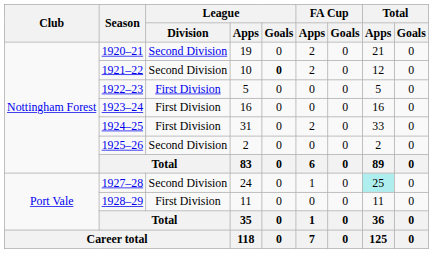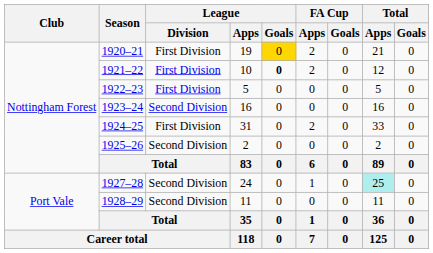(188, 51) Second Division -> (188, 51) First Division
(279, 51) no background -> (279, 51) gold background
(188, 70) Second Division -> (188, 70) First Division
(188, 107) First Division -> (188, 107) Second Division
(188, 201) First Division -> (188, 201) Second Division
